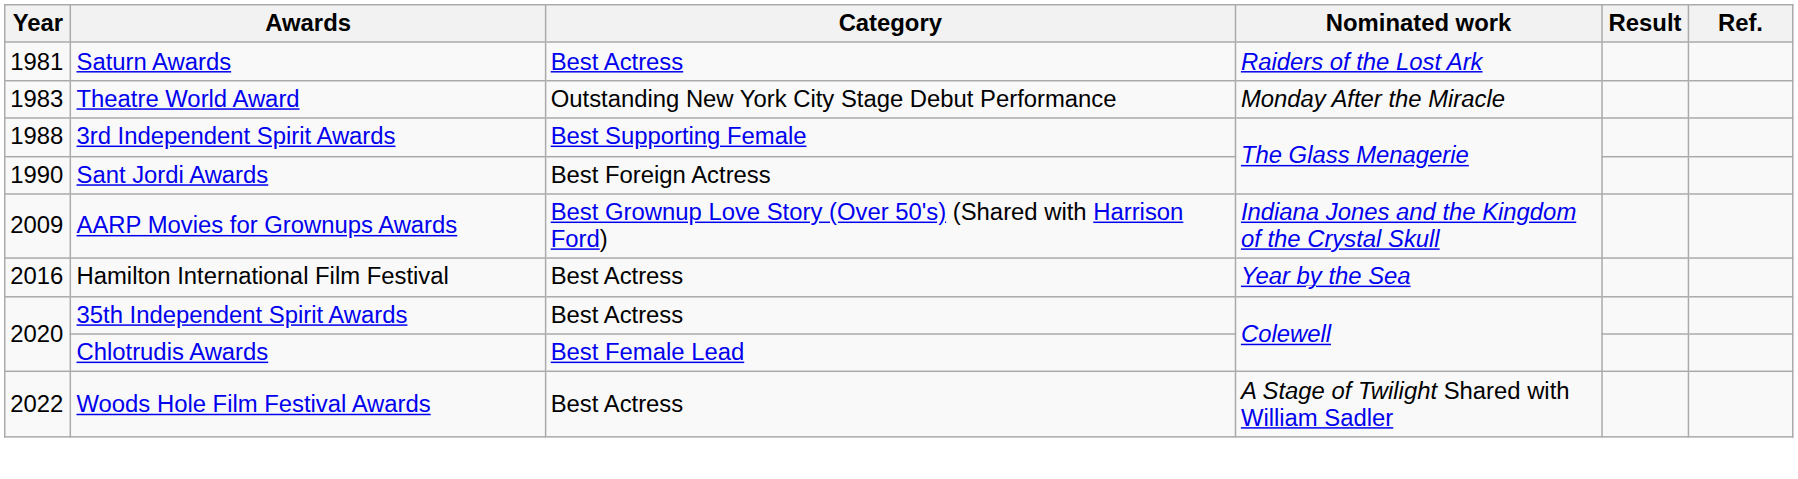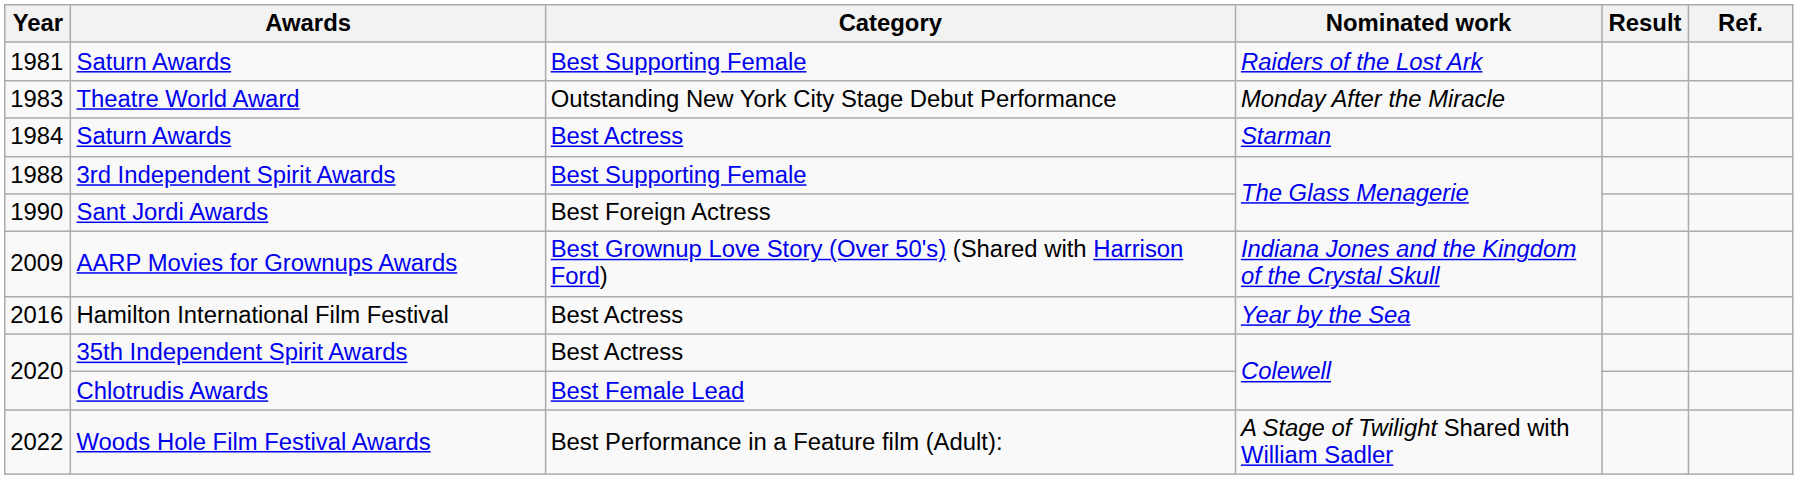(617, 61) Best Actress -> (679, 61) Best Supporting Female
+ row: (37, 136)
(617, 403) Best Actress -> (777, 441) Best Performance in a Feature film (Adult):
